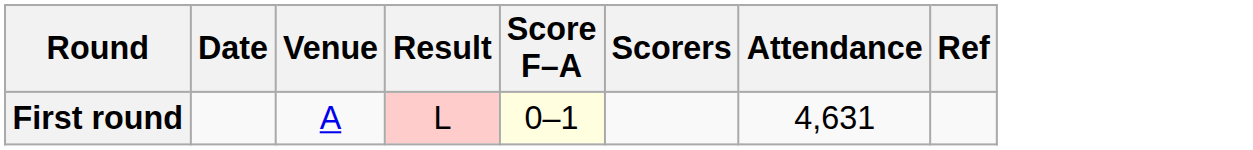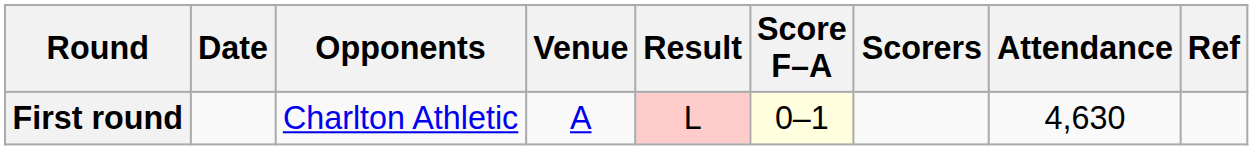+ column: (401, 48)
(835, 117) 4,631 -> (1085, 117) 4,630
